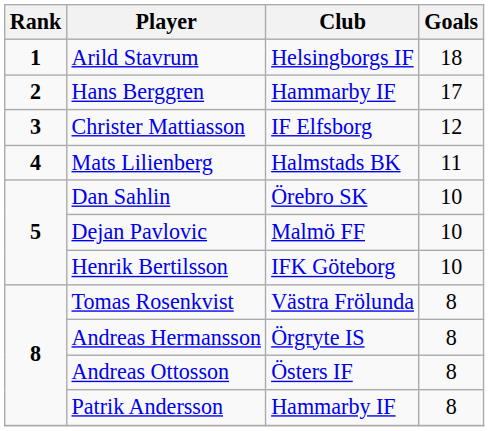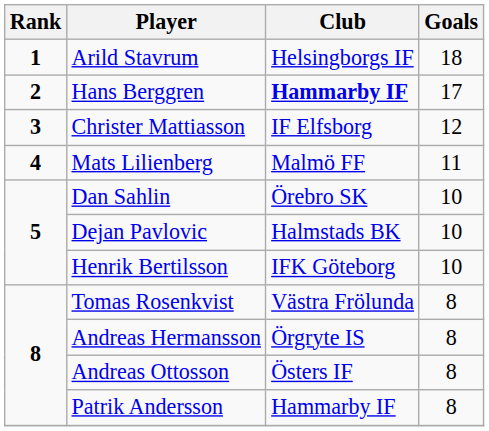(333, 92) normal -> (340, 92) bold
(336, 162) Halmstads BK -> (318, 162) Malmö FF
(318, 232) Malmö FF -> (336, 232) Halmstads BK
